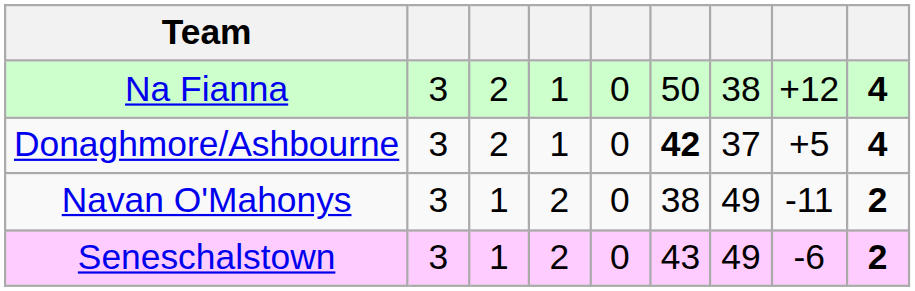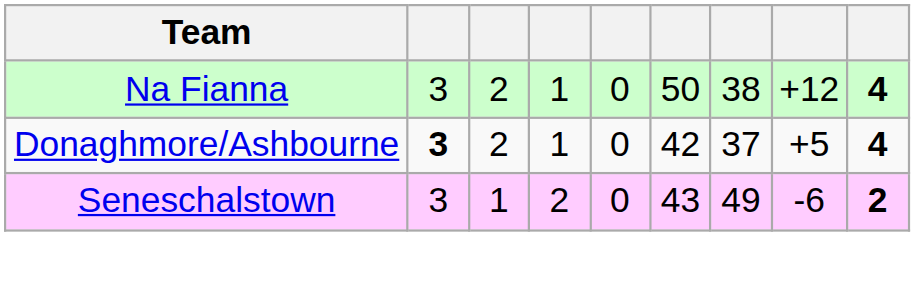(438, 144) normal -> (438, 144) bold
(680, 144) bold -> (680, 144) normal
- row: (207, 200)
